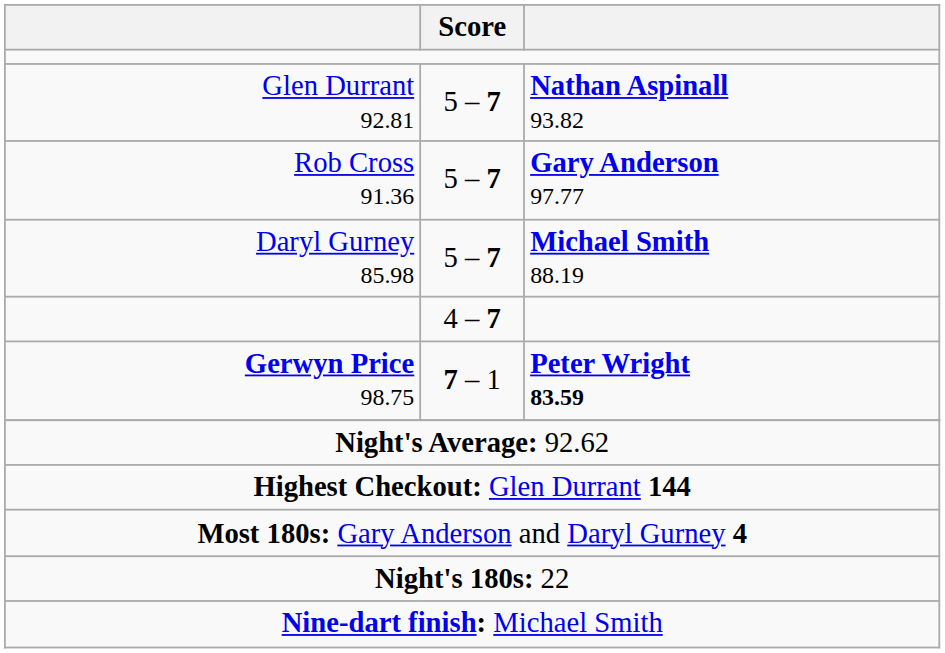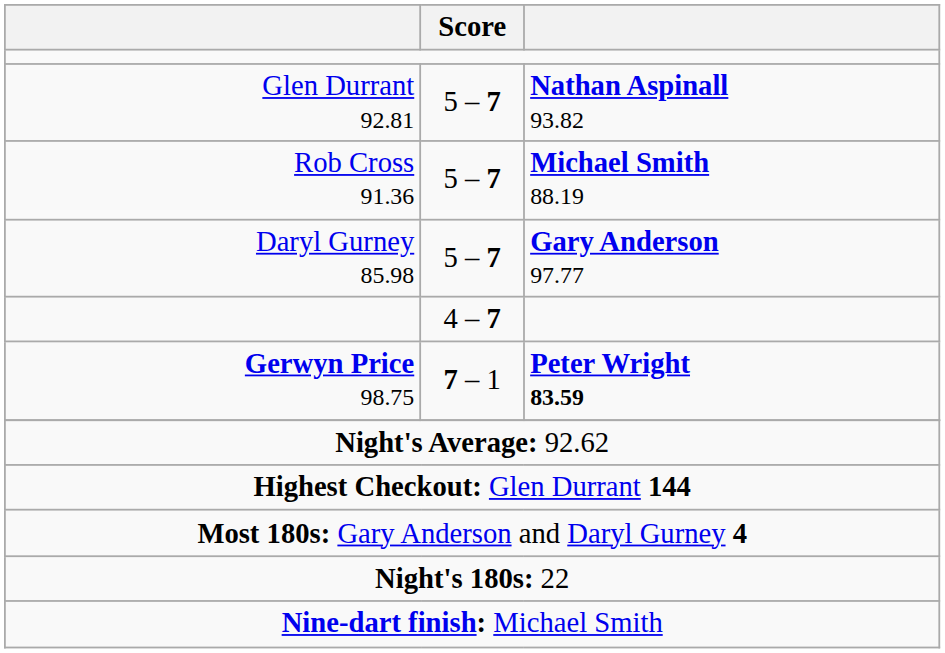(624, 179) Gary Anderson 97.77 -> (620, 179) Michael Smith 88.19
(620, 257) Michael Smith 88.19 -> (624, 257) Gary Anderson 97.77
